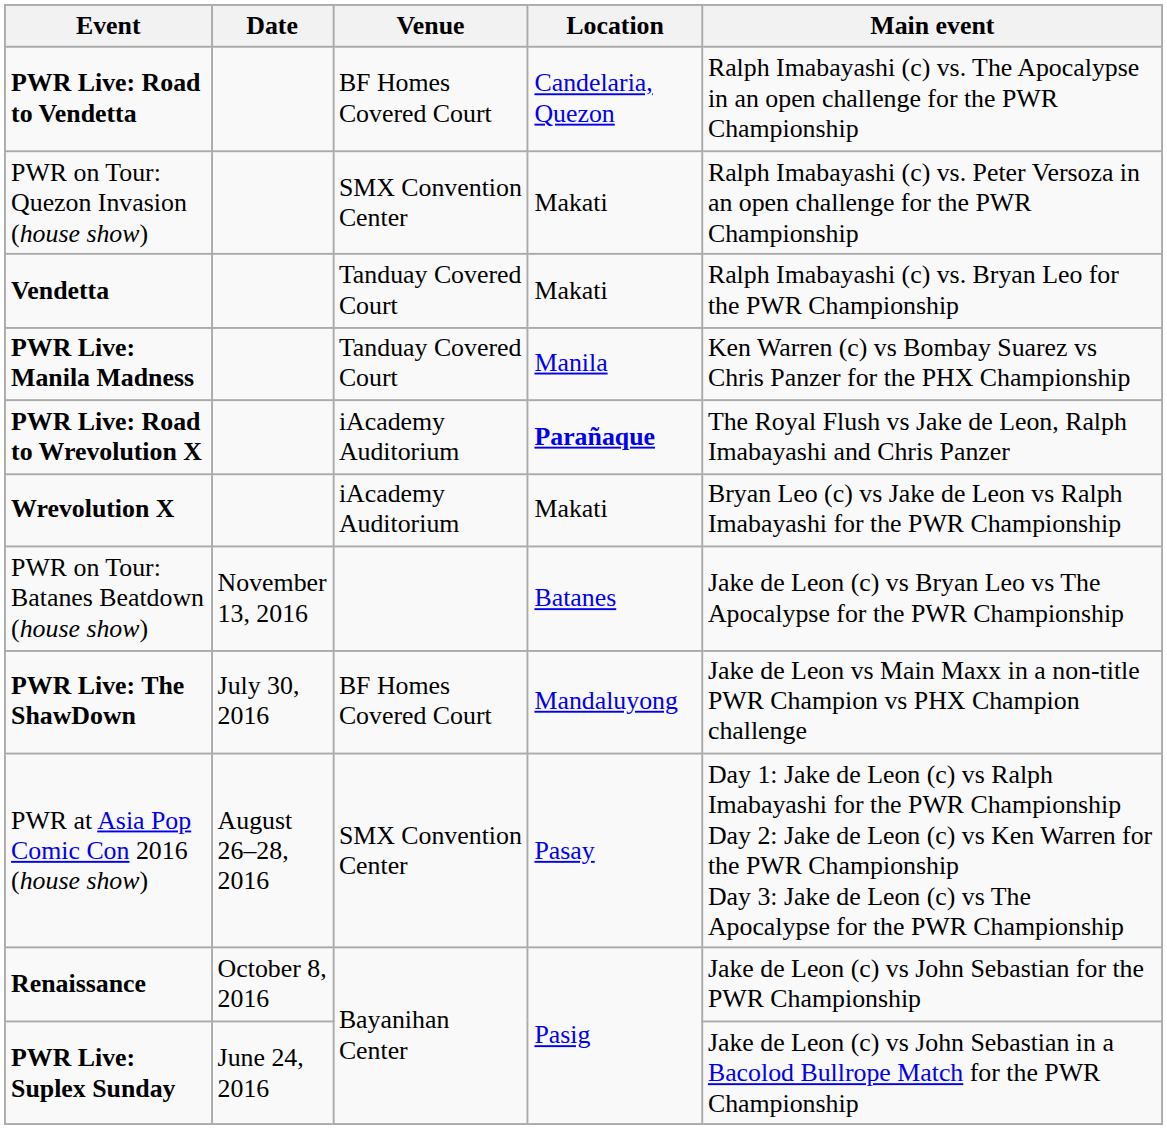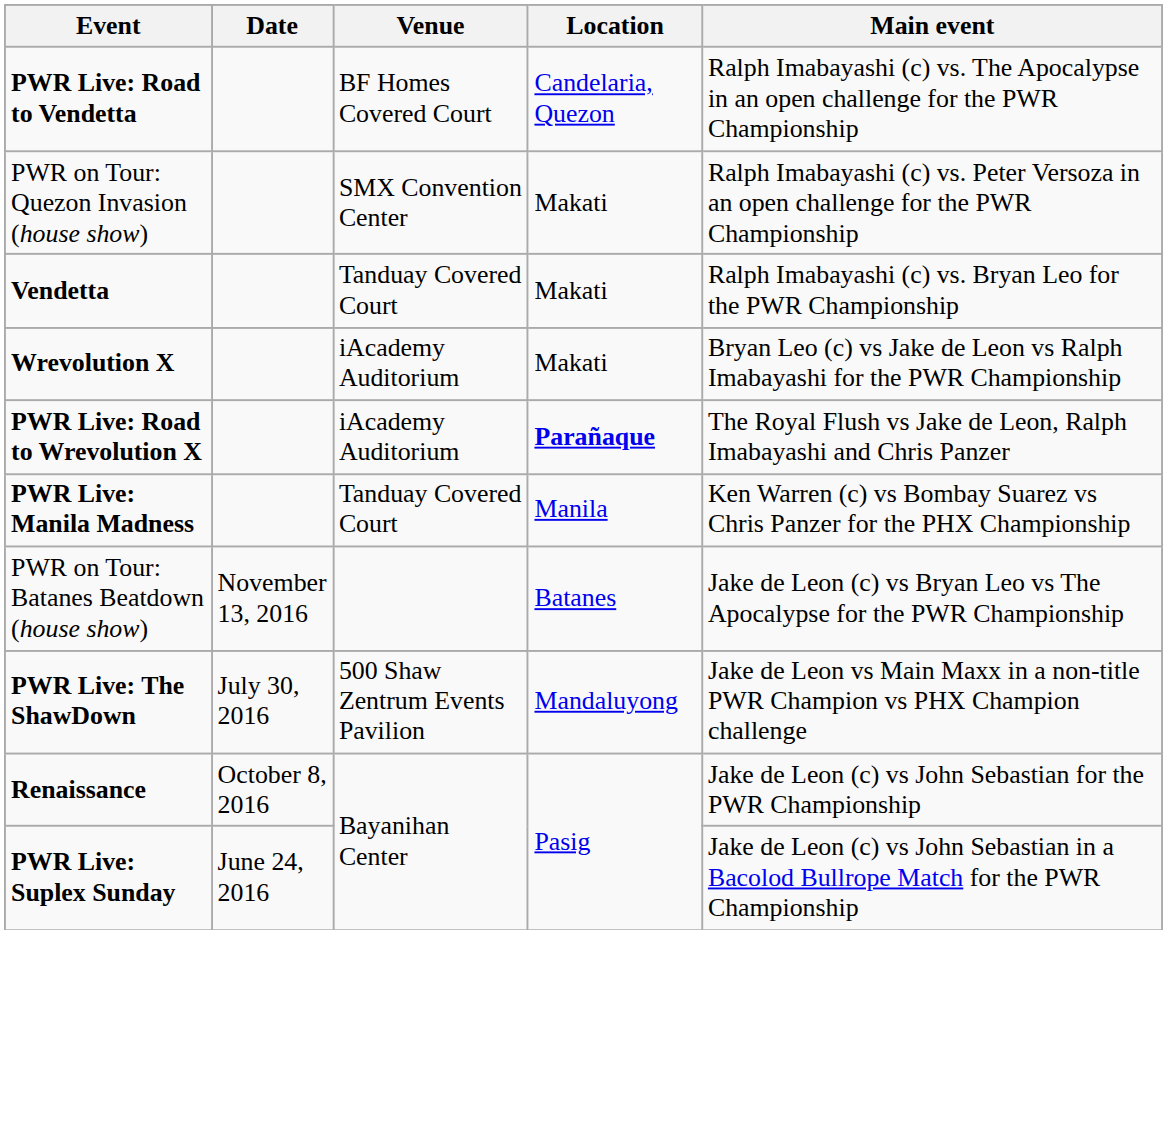rows swapped: (103, 363) <-> (93, 509)
(415, 700) BF Homes Covered Court -> (422, 700) 500 Shaw Zentrum Events Pavilion
- row: (101, 849)
